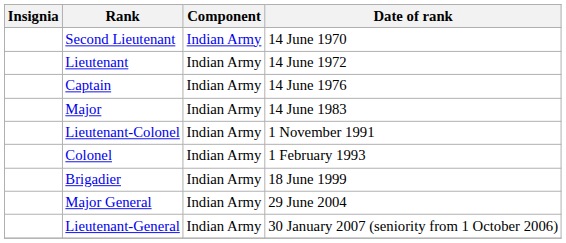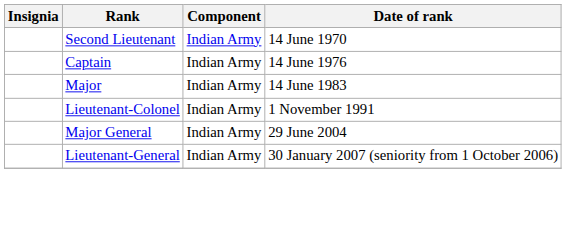- row: (97, 62)
- row: (89, 156)
- row: (93, 179)
